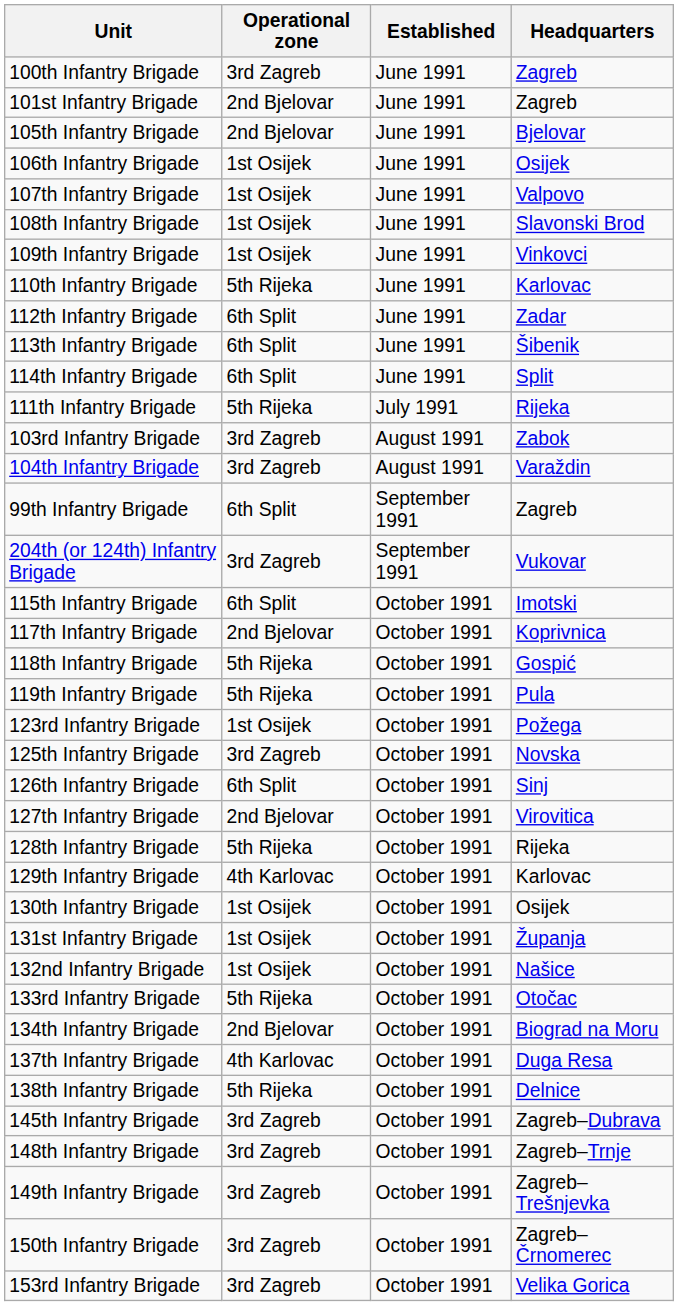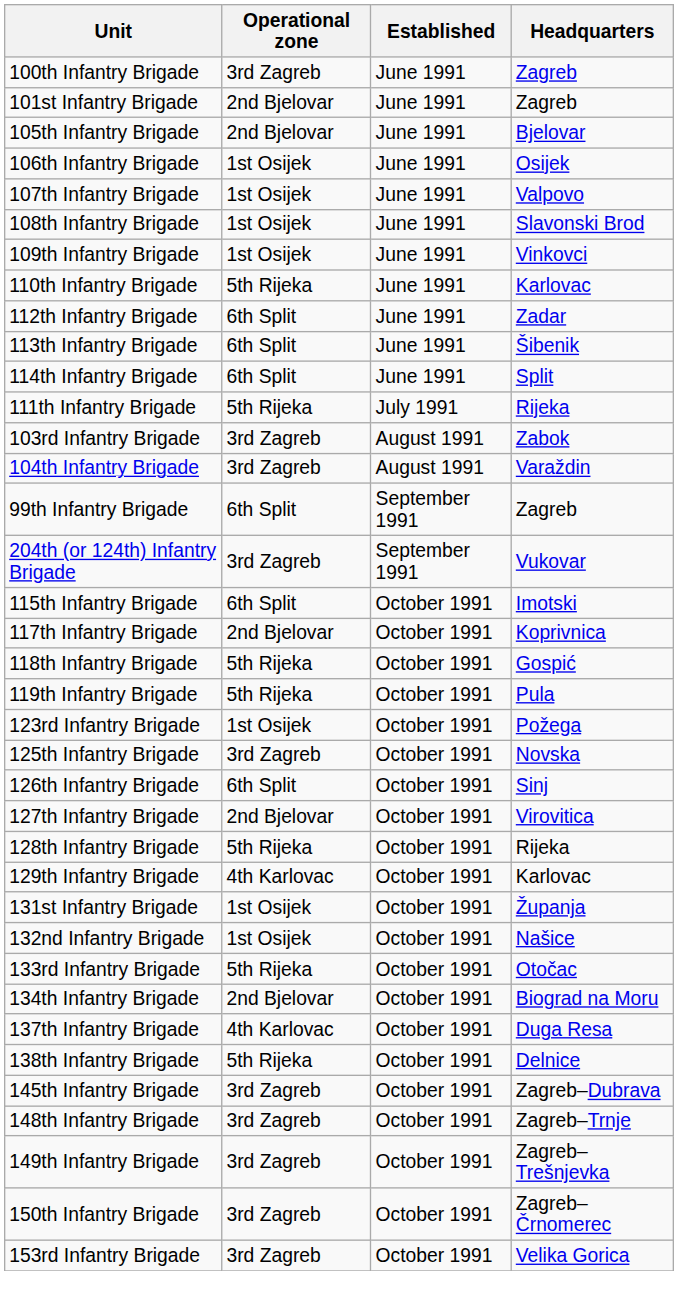- row: (104, 908)
